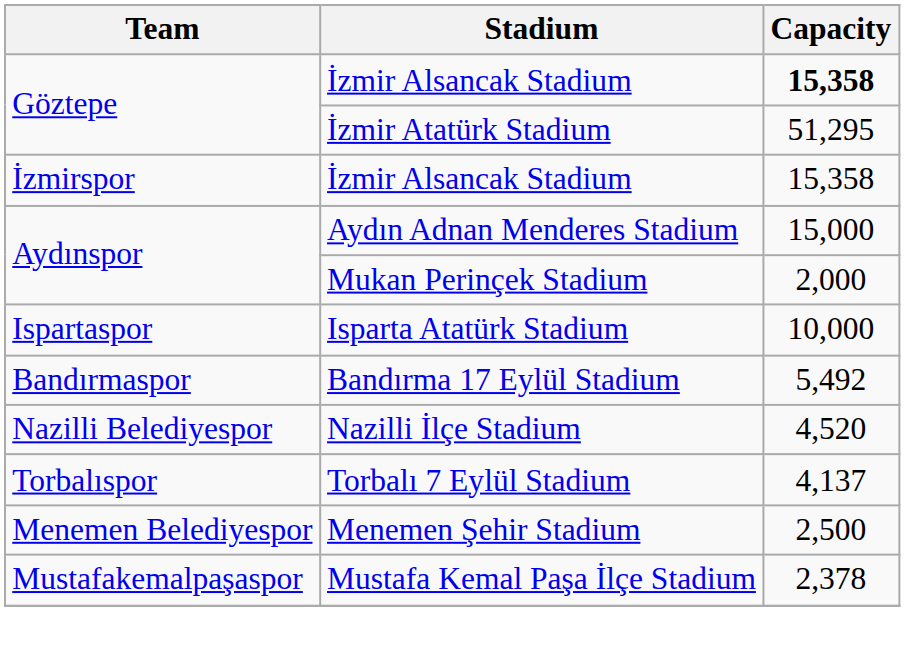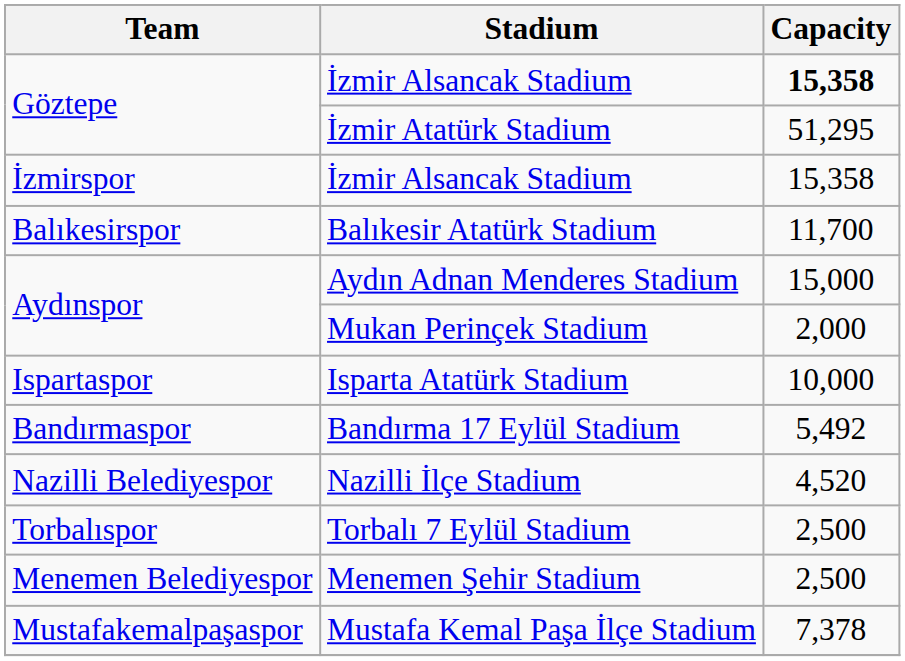+ row: (96, 229)
(831, 479) 4,137 -> (831, 529) 2,500
(831, 579) 2,378 -> (831, 629) 7,378
